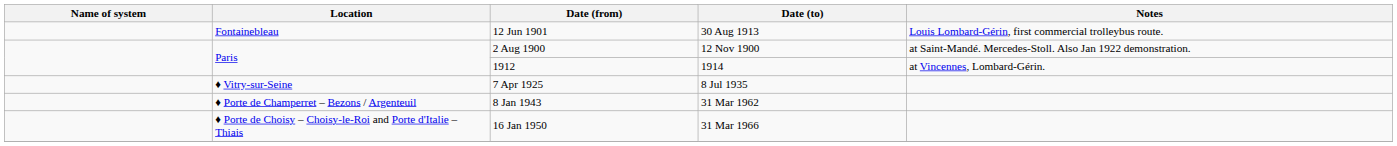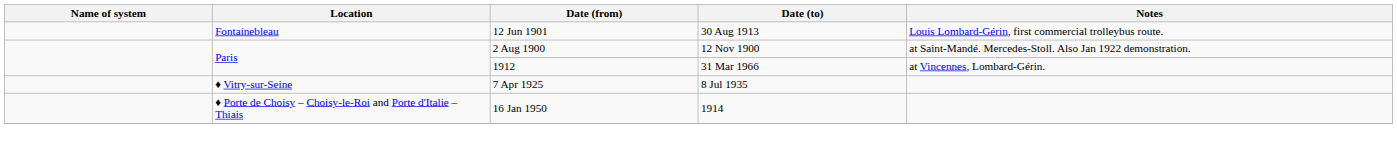(712, 66) 1914 -> (730, 66) 31 Mar 1966
- row: (517, 102)
(730, 126) 31 Mar 1966 -> (712, 108) 1914
